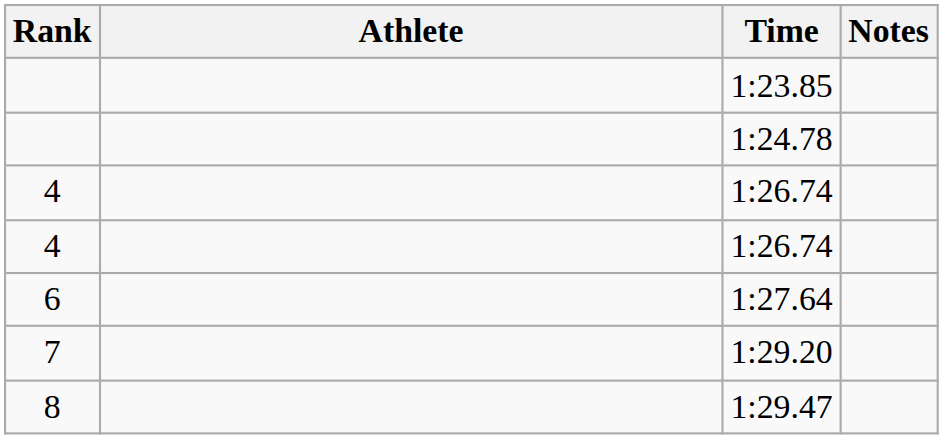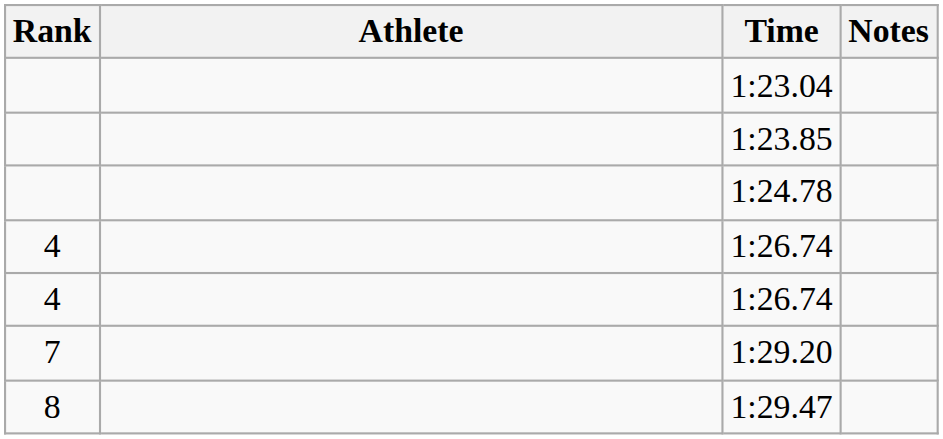+ row: (52, 85)
- row: (52, 298)
